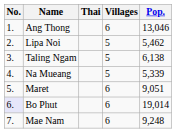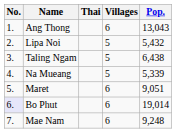(156, 27) 13,046 -> (156, 27) 13,043
(153, 43) 5,462 -> (153, 43) 5,432
(153, 58) 6,138 -> (153, 58) 6,438
